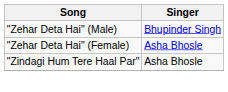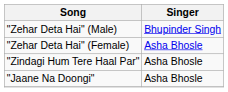+ row: (51, 78)
